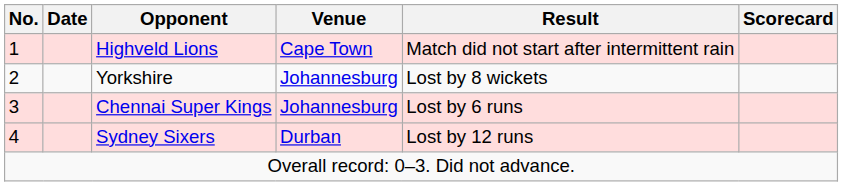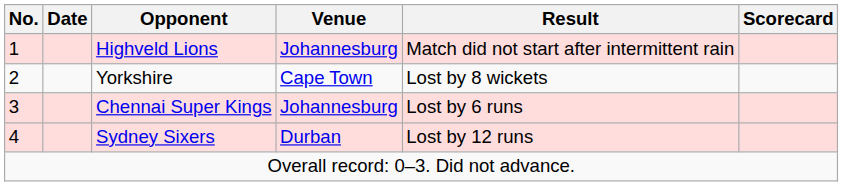(326, 48) Cape Town -> (339, 48) Johannesburg
(339, 78) Johannesburg -> (326, 78) Cape Town
